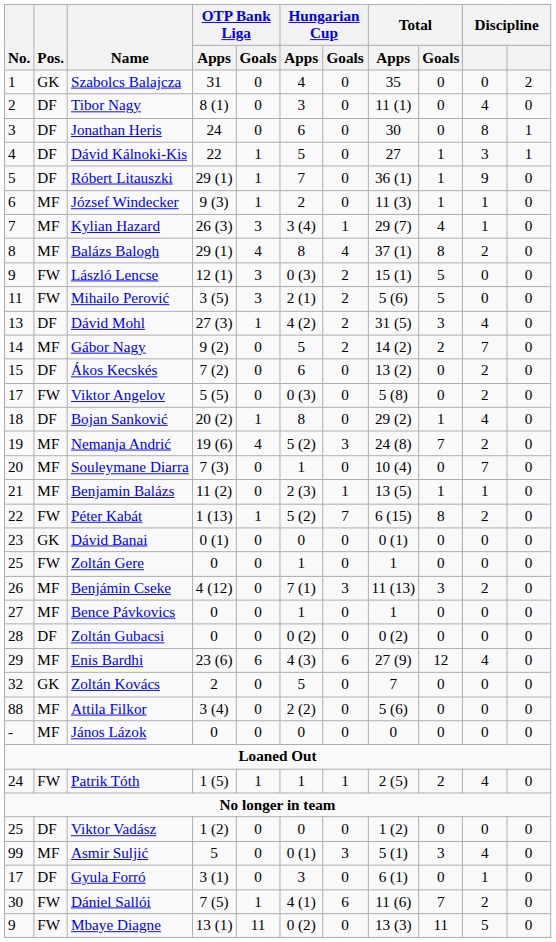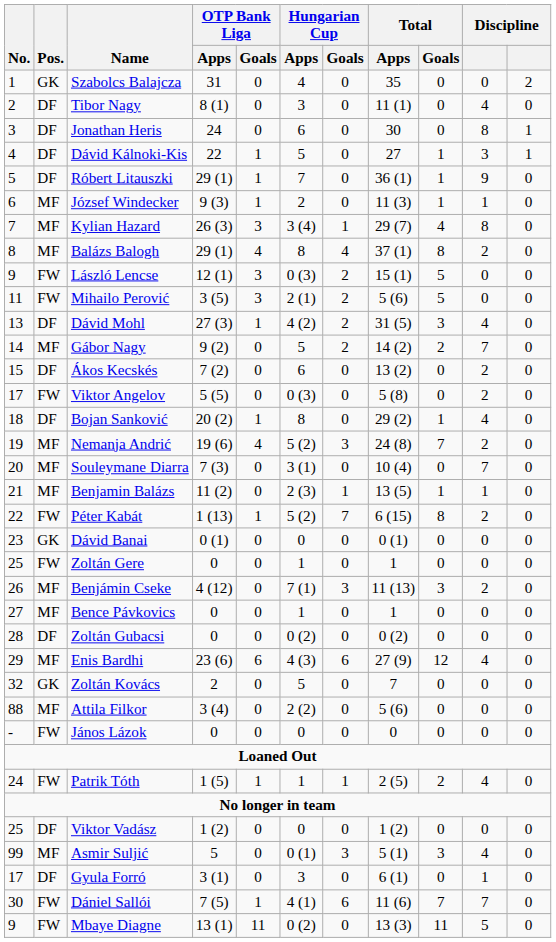(485, 226) 1 -> (485, 226) 8
(301, 467) 1 -> (301, 467) 3 (1)
(48, 732) MF -> (49, 732) FW
(485, 901) 2 -> (485, 901) 7
